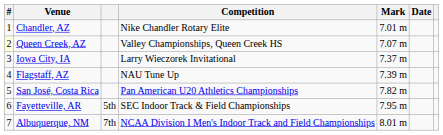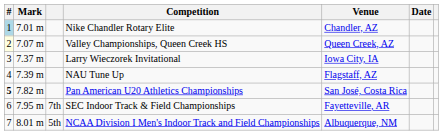columns swapped: (393, 12) <-> (57, 12)
(9, 28) no background -> (9, 28) lightblue background
(9, 91) normal -> (9, 91) bold
(110, 106) 5th -> (55, 106) 7th
(110, 122) 7th -> (55, 122) 5th
